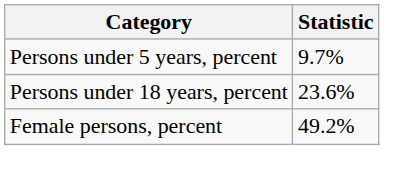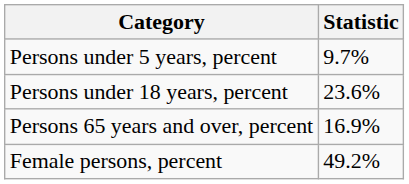+ row: (161, 126)
